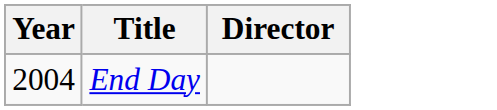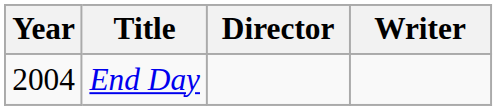+ column: (420, 29)
